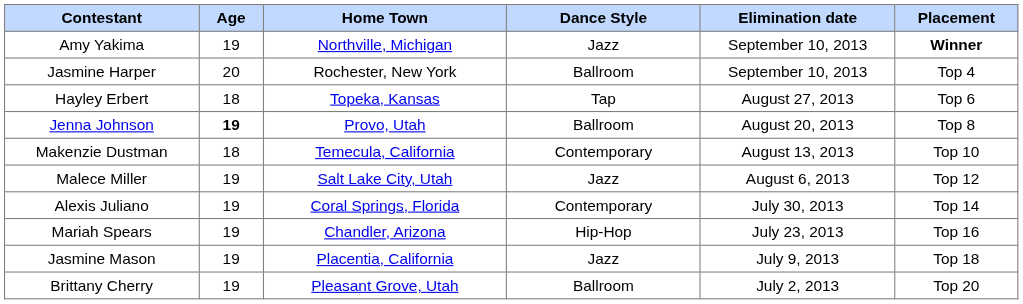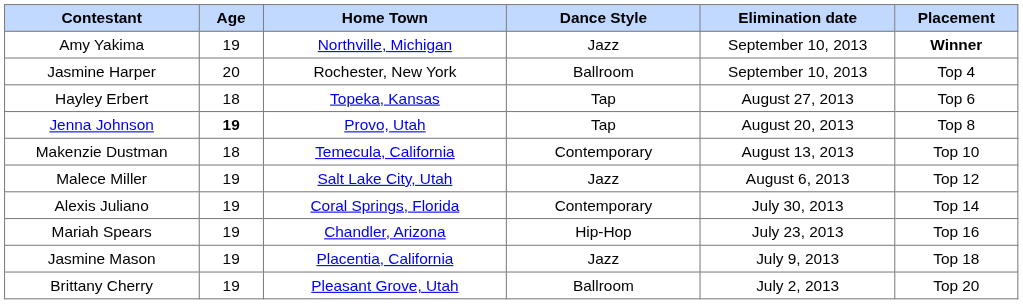(603, 125) Ballroom -> (603, 125) Tap
